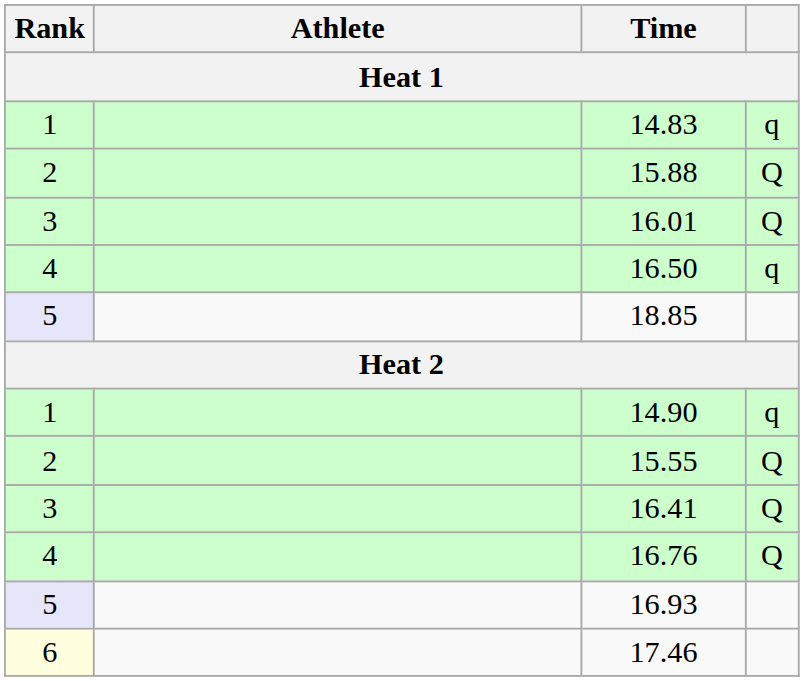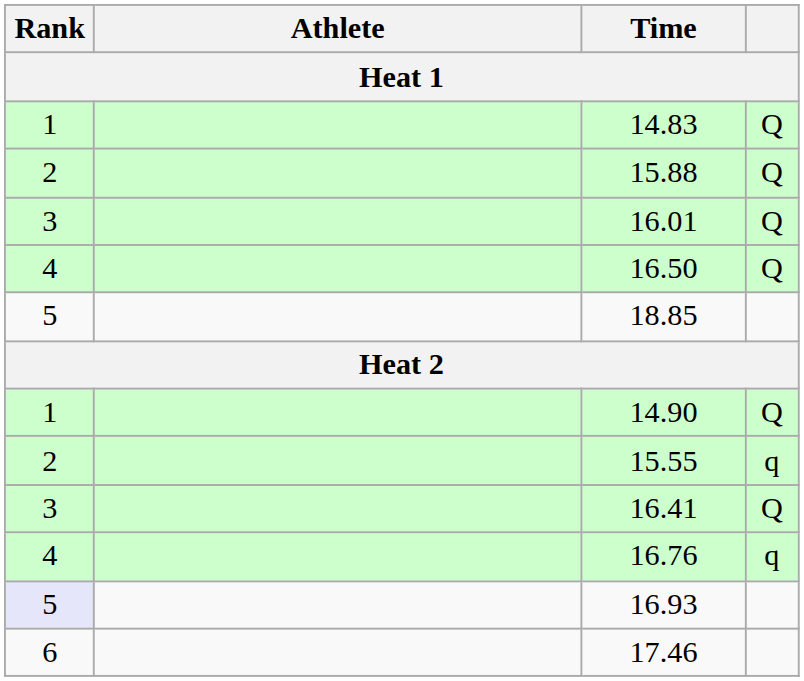(772, 124) q -> (772, 124) Q
(772, 268) q -> (772, 268) Q
(50, 316) lavender background -> (50, 316) no background
(772, 412) q -> (772, 412) Q
(772, 460) Q -> (772, 460) q
(772, 556) Q -> (772, 556) q
(50, 651) lightyellow background -> (50, 651) no background
